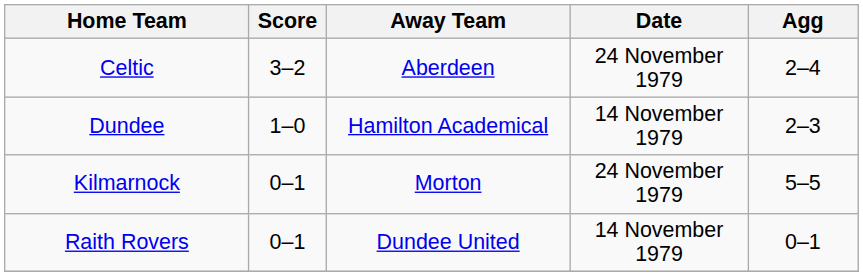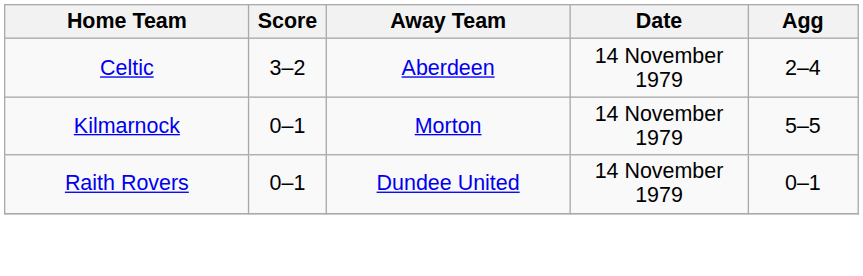(659, 67) 24 November 1979 -> (659, 67) 14 November 1979
- row: (127, 125)
(659, 183) 24 November 1979 -> (659, 125) 14 November 1979
